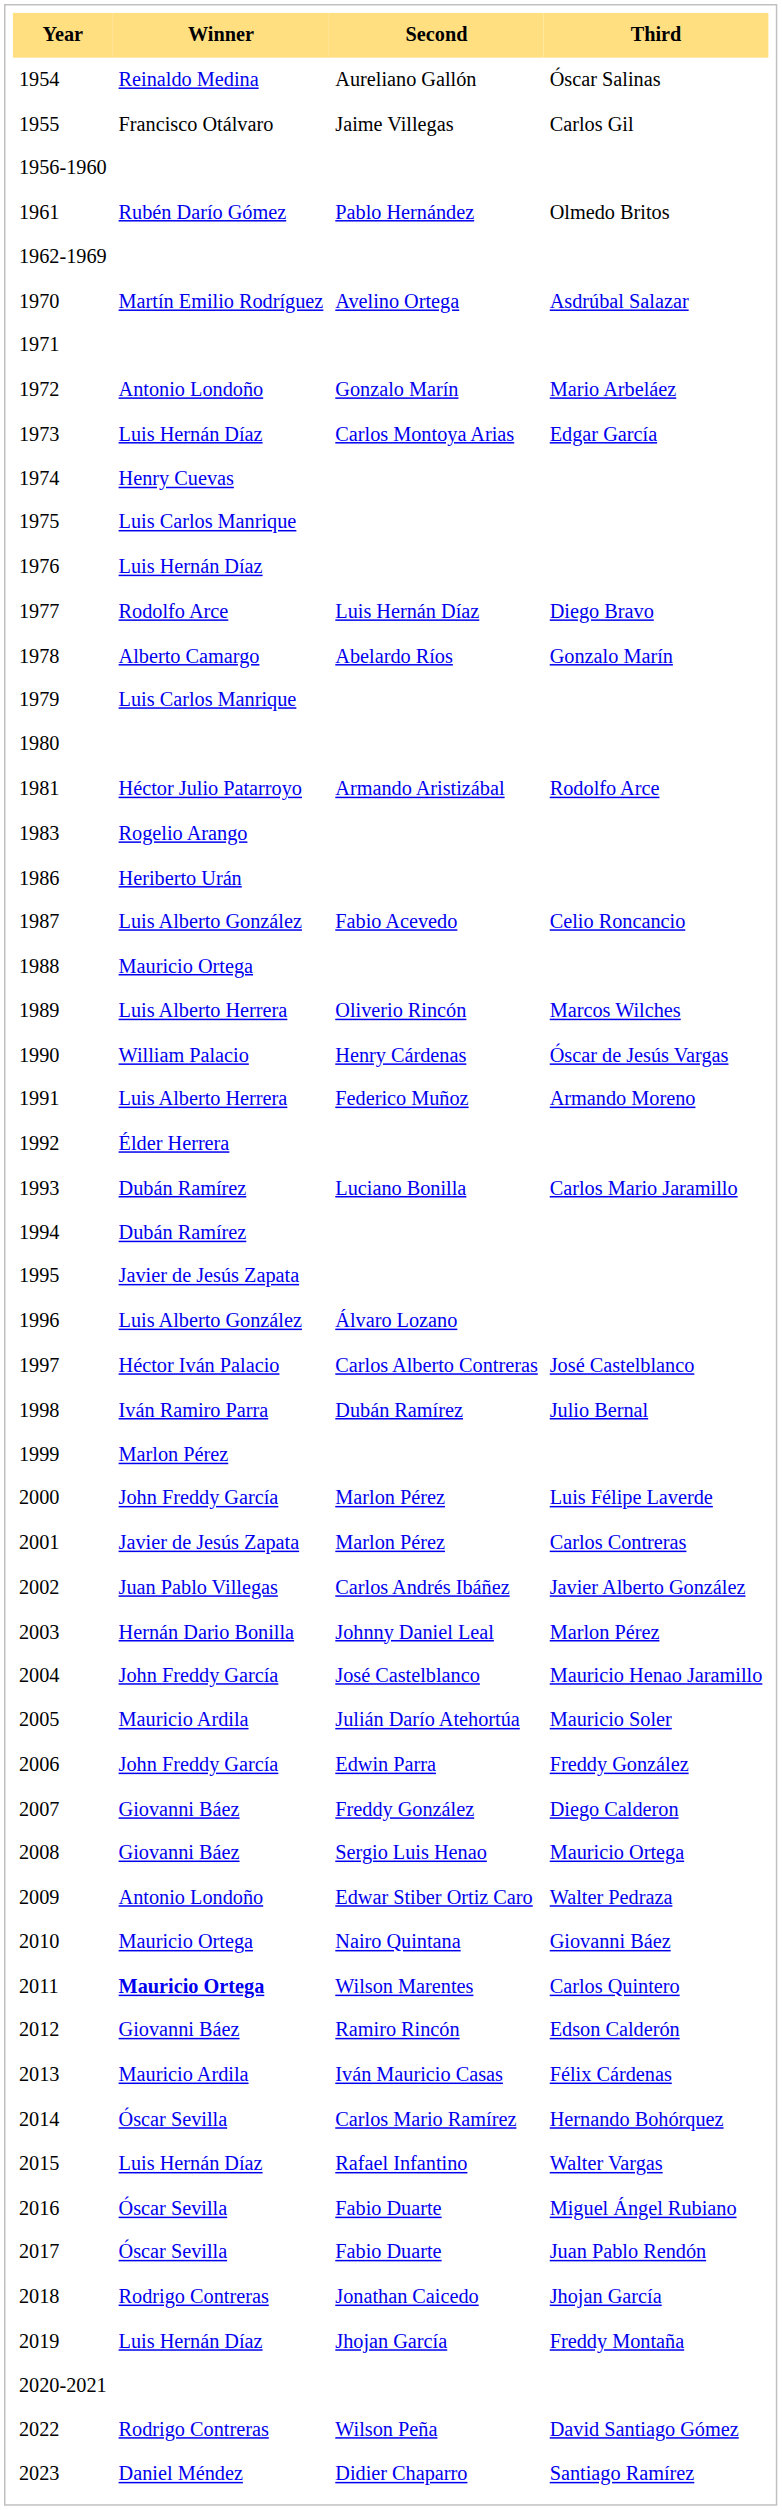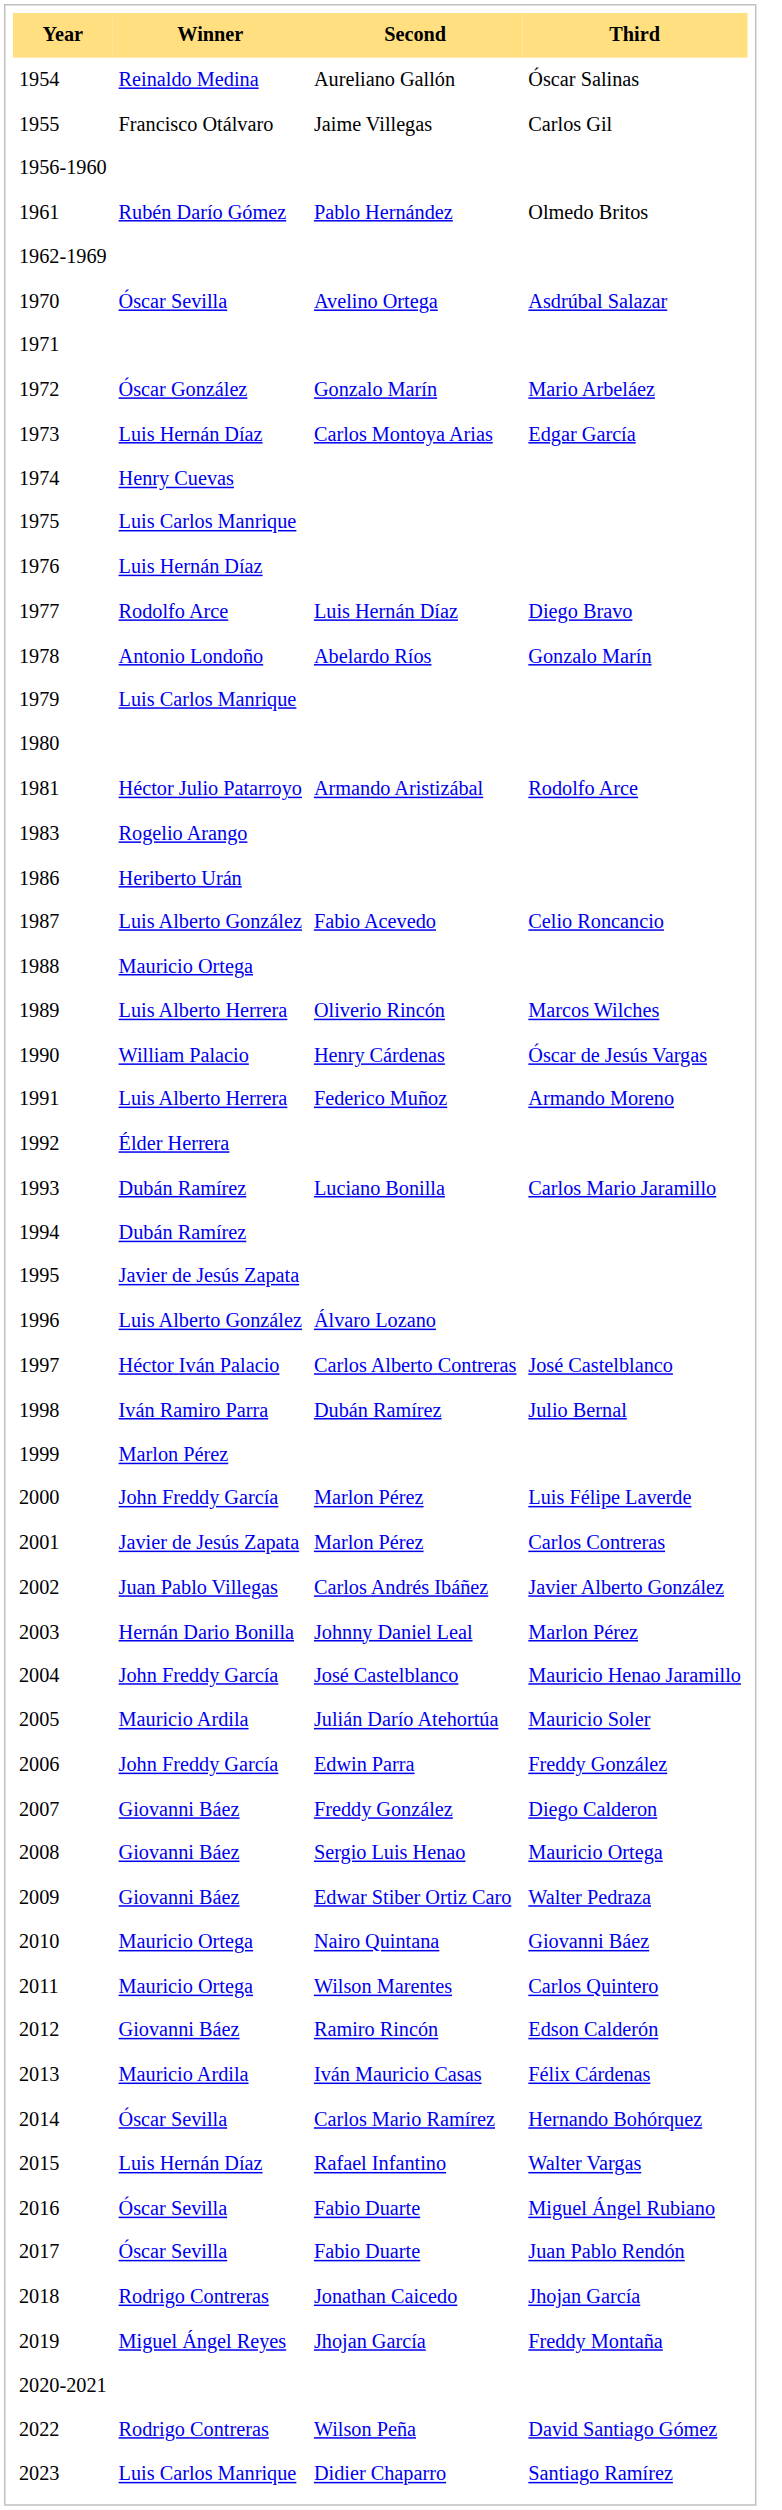(221, 301) Martín Emilio Rodríguez -> (173, 301) Óscar Sevilla
(191, 389) Antonio Londoño -> (183, 389) Óscar González
(189, 655) Alberto Camargo -> (191, 655) Antonio Londoño
(191, 1897) Antonio Londoño -> (179, 1897) Giovanni Báez
(191, 1986) bold -> (186, 1986) normal
(191, 2341) Luis Hernán Díaz -> (202, 2341) Miguel Ángel Reyes
(181, 2474) Daniel Méndez -> (207, 2474) Luis Carlos Manrique
